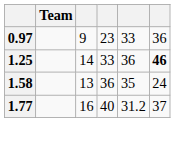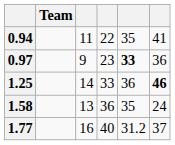+ row: (20, 38)
(128, 38) normal -> (128, 60) bold
